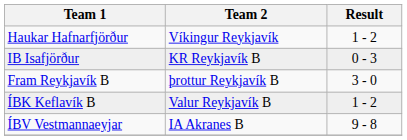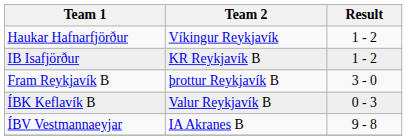(364, 59) 0 - 3 -> (364, 59) 1 - 2
(364, 102) 1 - 2 -> (364, 102) 0 - 3
